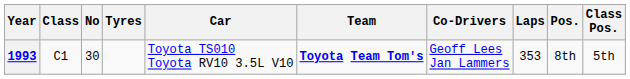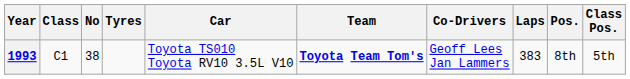(92, 57) 30 -> (92, 57) 38
(530, 57) 353 -> (530, 57) 383
